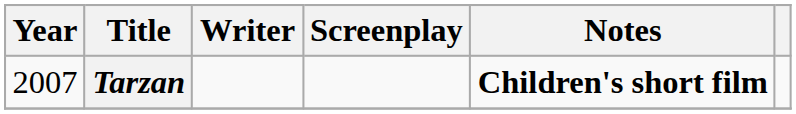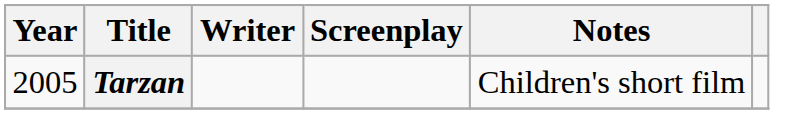(45, 81) 2007 -> (45, 81) 2005
(623, 81) bold -> (612, 81) normal
